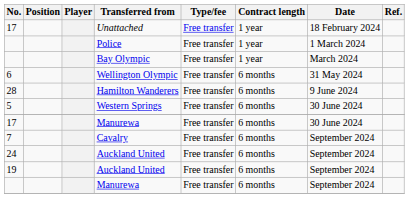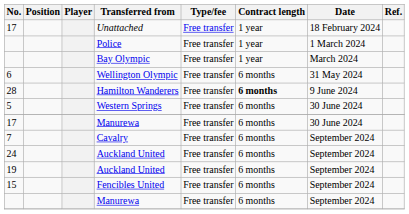(256, 91) normal -> (258, 91) bold
+ row: (12, 185)
